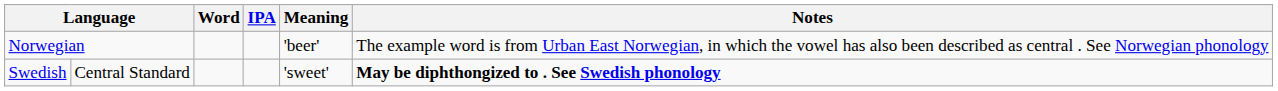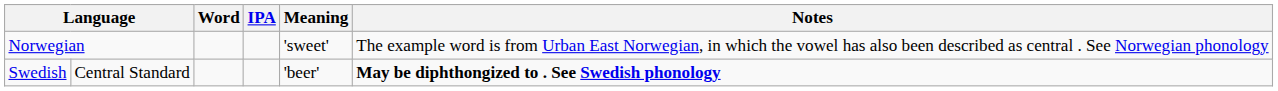(302, 45) 'beer' -> (306, 45) 'sweet'
(306, 72) 'sweet' -> (302, 72) 'beer'
